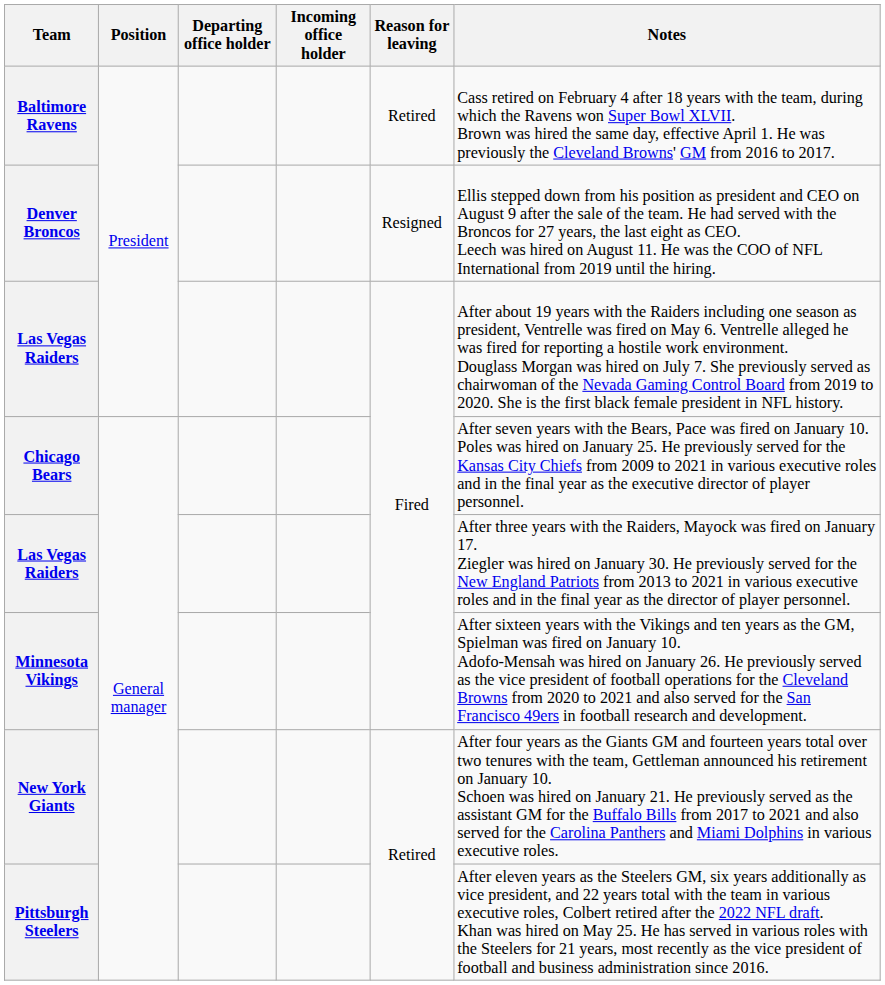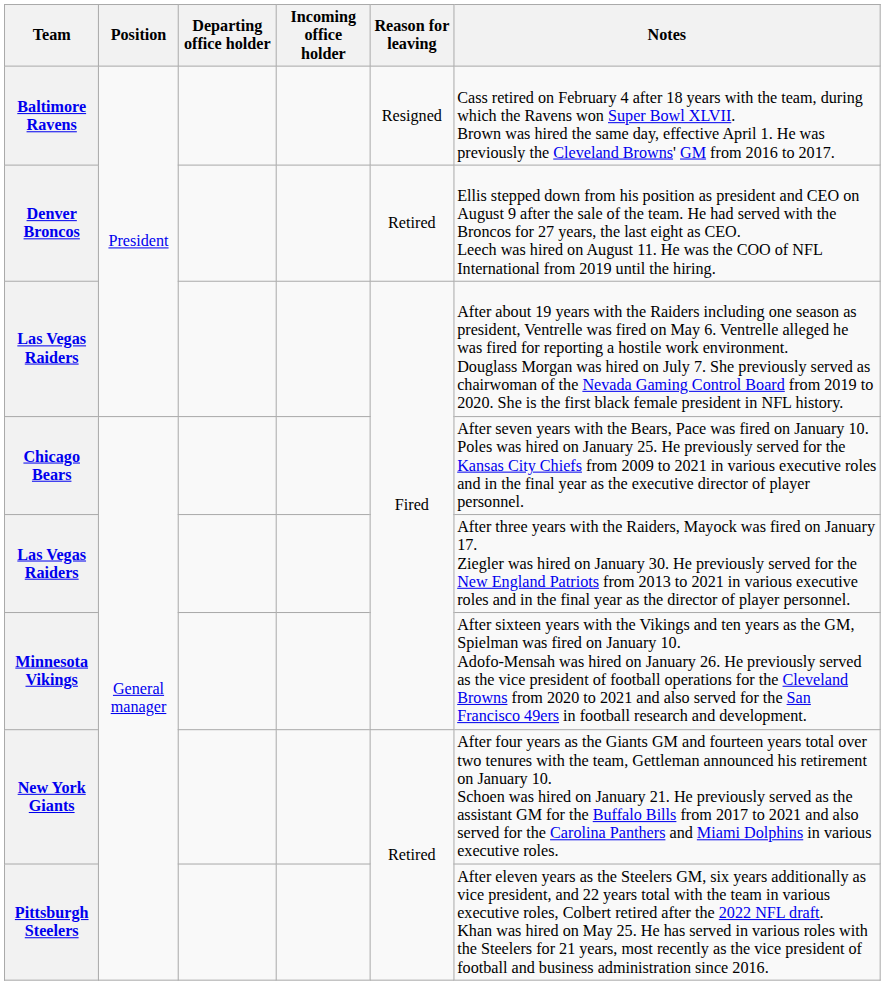(412, 115) Retired -> (412, 115) Resigned
(412, 223) Resigned -> (412, 223) Retired
